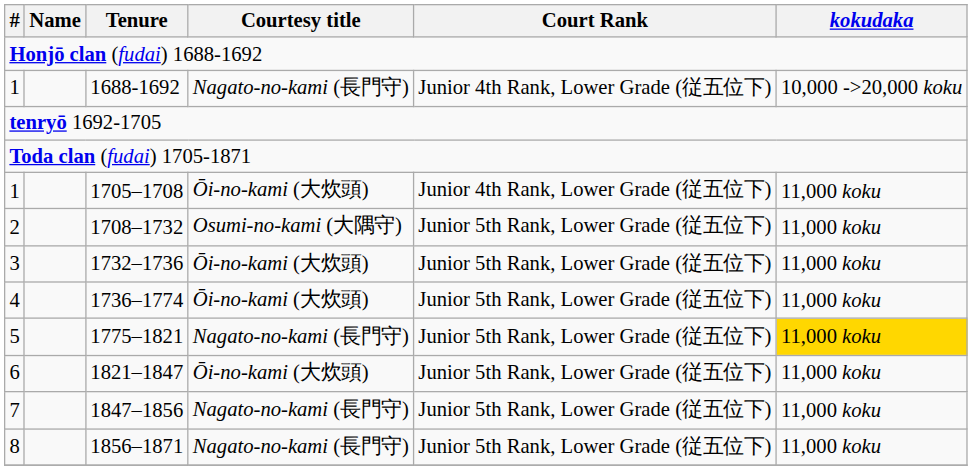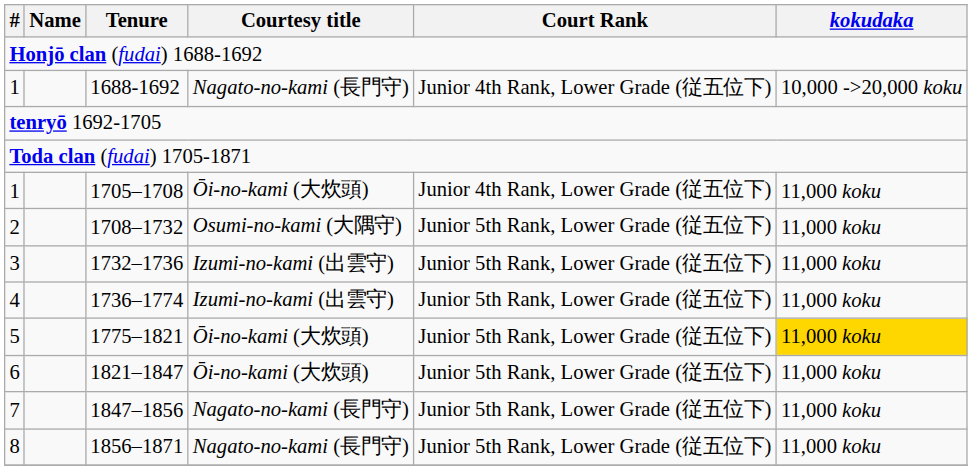(281, 262) Ōi-no-kami (大炊頭) -> (293, 262) Izumi-no-kami (出雲守)
(281, 299) Ōi-no-kami (大炊頭) -> (293, 299) Izumi-no-kami (出雲守)
(301, 336) Nagato-no-kami (長門守) -> (281, 336) Ōi-no-kami (大炊頭)
